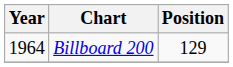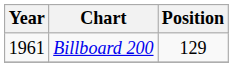(27, 47) 1964 -> (27, 47) 1961
